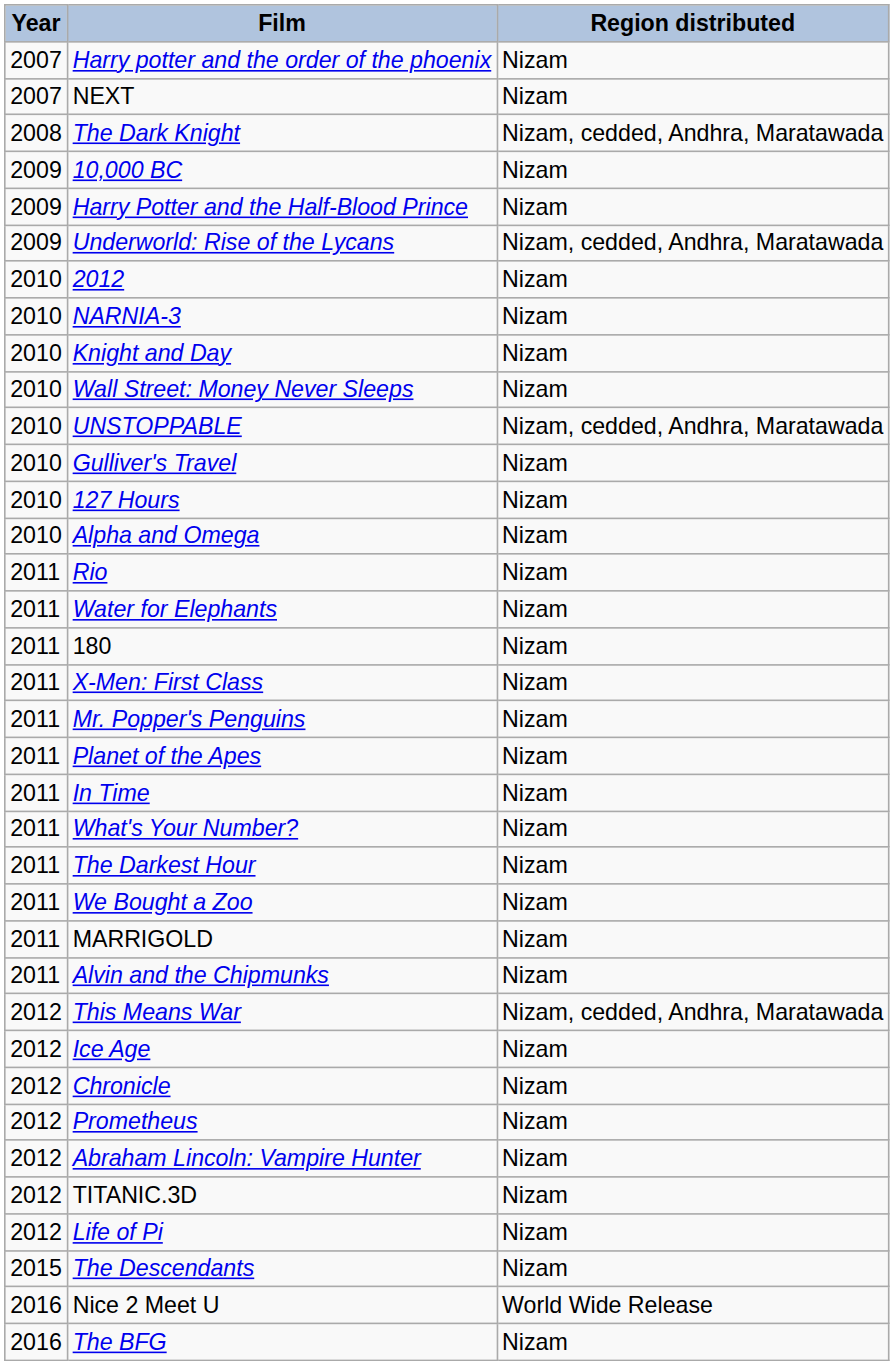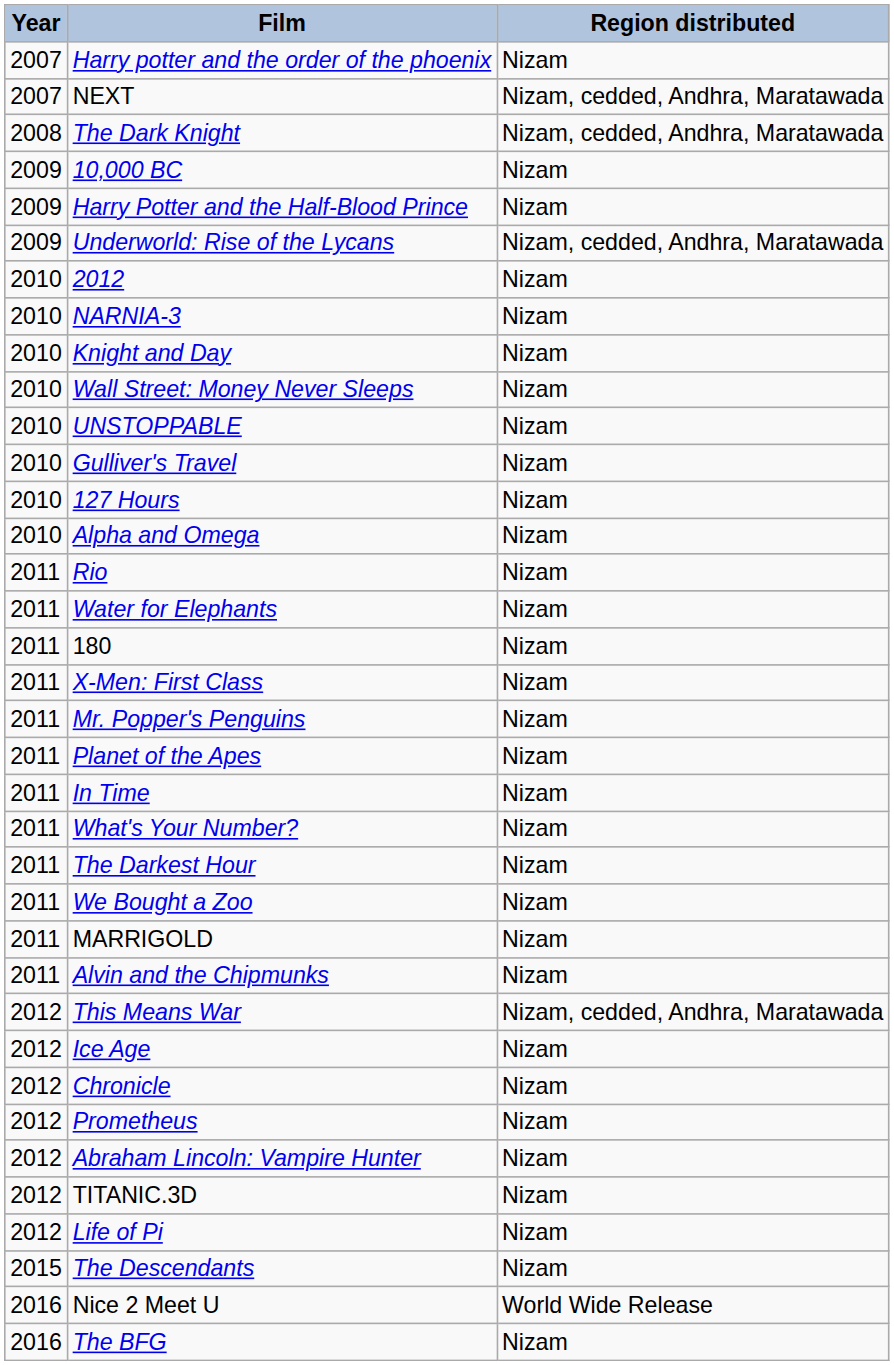(535, 97) Nizam -> (693, 97) Nizam, cedded, Andhra, Maratawada
(693, 426) Nizam, cedded, Andhra, Maratawada -> (535, 426) Nizam
